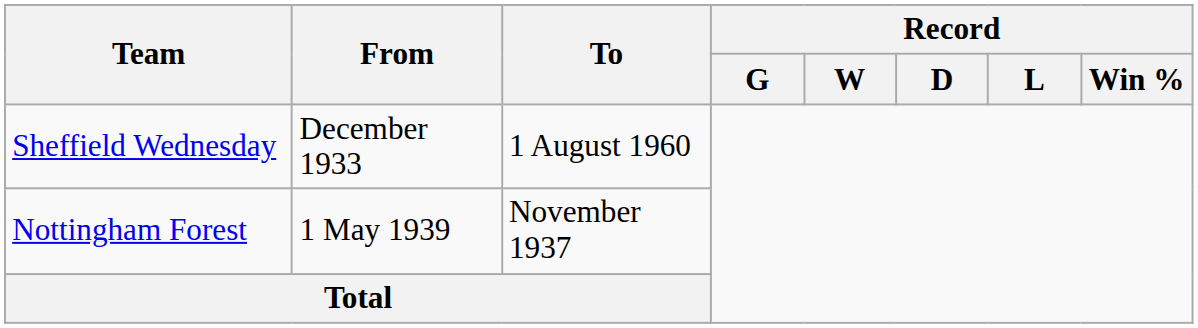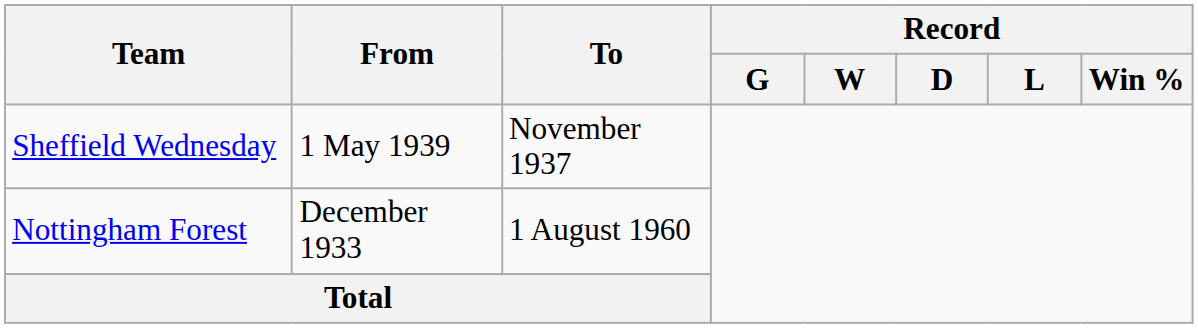(364, 145) December 1933 -> (375, 145) 1 May 1939
(600, 145) 1 August 1960 -> (575, 145) November 1937
(375, 230) 1 May 1939 -> (364, 230) December 1933
(575, 230) November 1937 -> (600, 230) 1 August 1960
